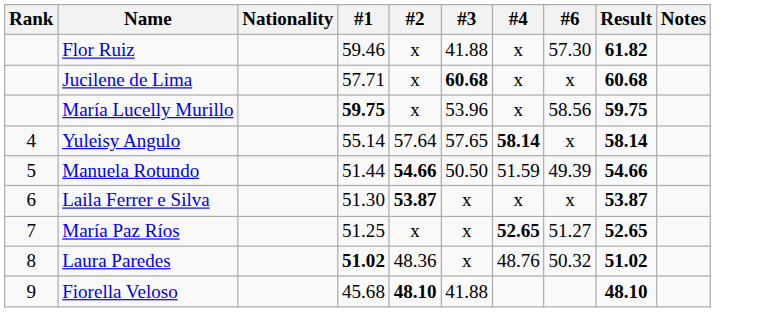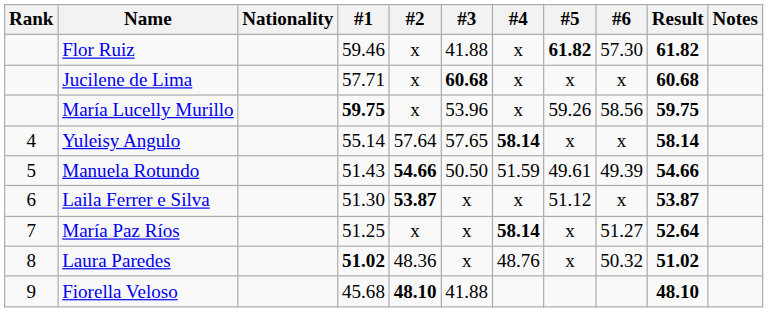+ column: (570, 19)
(363, 170) 51.44 -> (363, 170) 51.43
(518, 230) 52.65 -> (518, 230) 58.14
(626, 230) 52.65 -> (678, 230) 52.64
